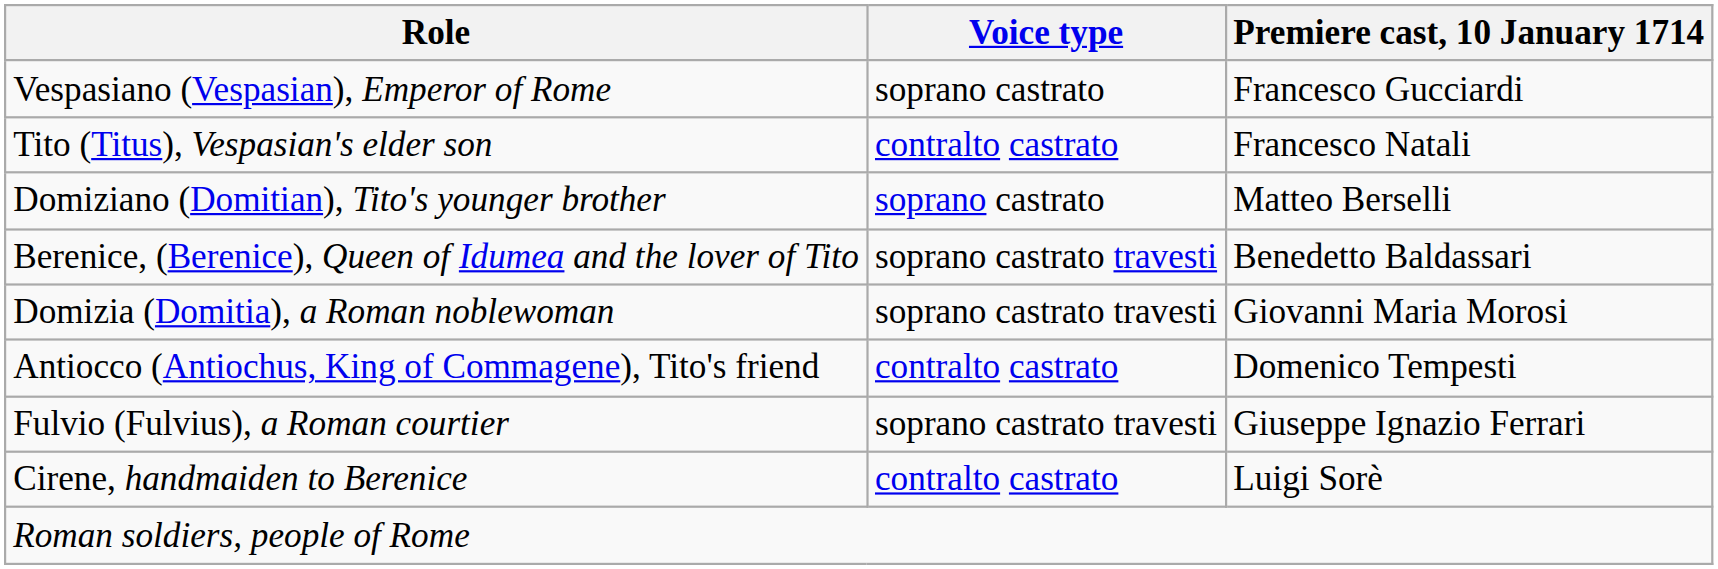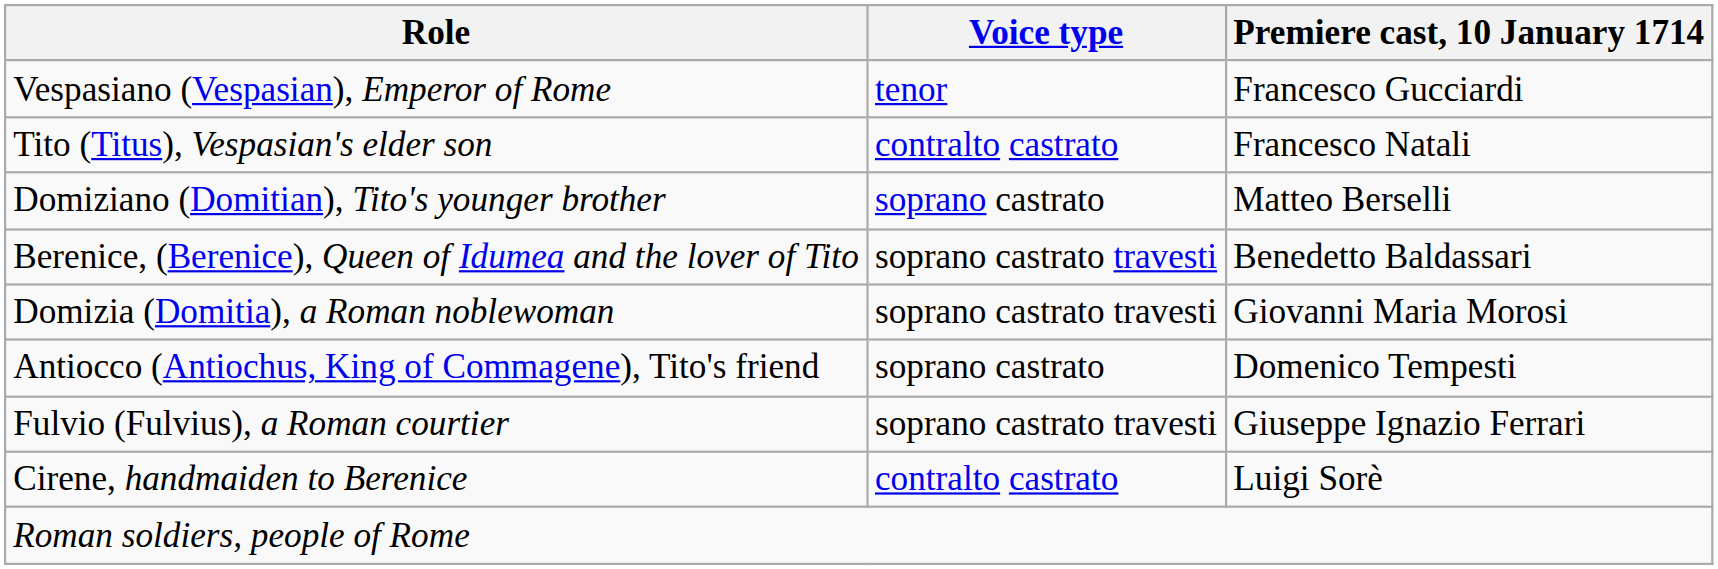(990, 88) soprano castrato -> (911, 88) tenor
(997, 367) contralto castrato -> (990, 367) soprano castrato
